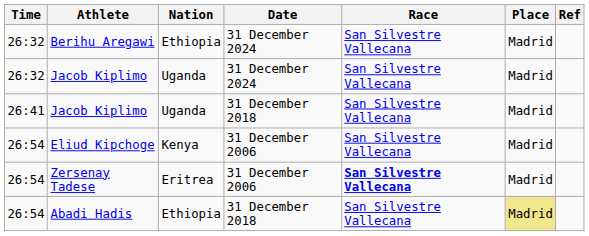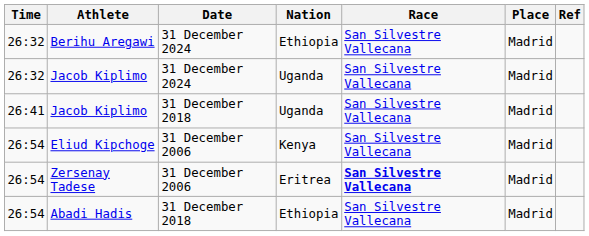columns swapped: (191, 15) <-> (283, 15)
(531, 214) khaki background -> (531, 214) no background
